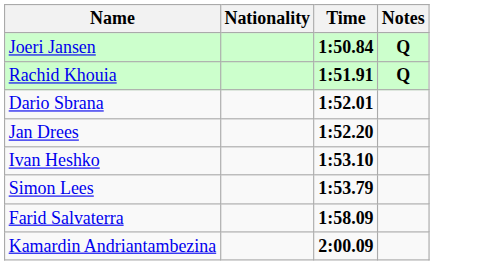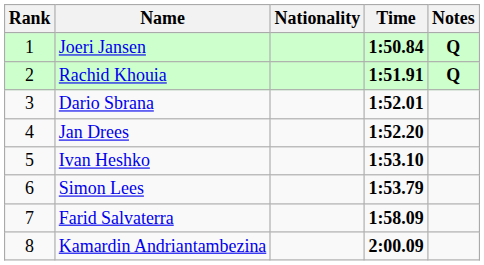+ column: (30, 18)
